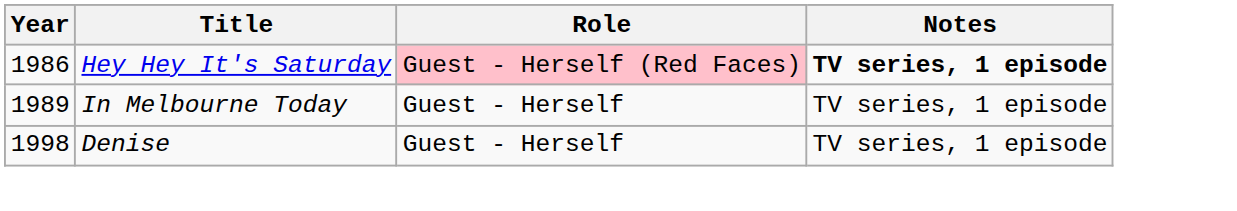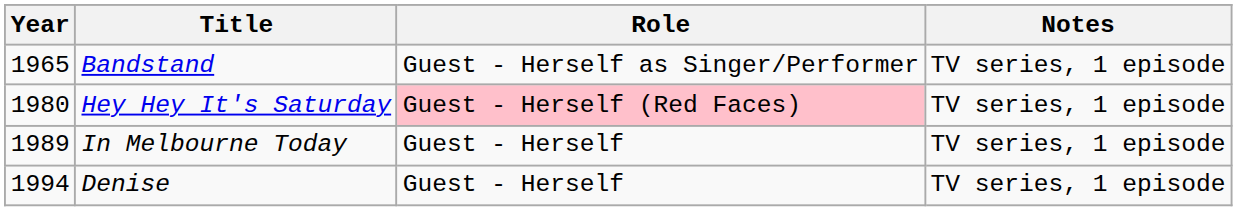+ row: (148, 65)
(40, 65) 1986 -> (40, 105) 1980
(960, 65) bold -> (1078, 105) normal
(40, 145) 1998 -> (40, 185) 1994
